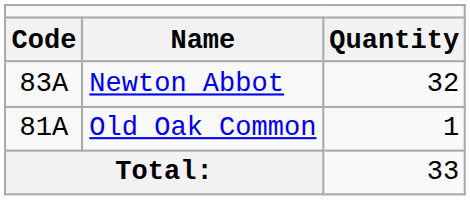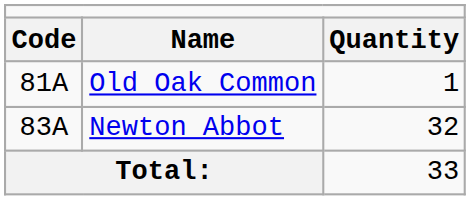rows swapped: (203, 128) <-> (187, 84)
